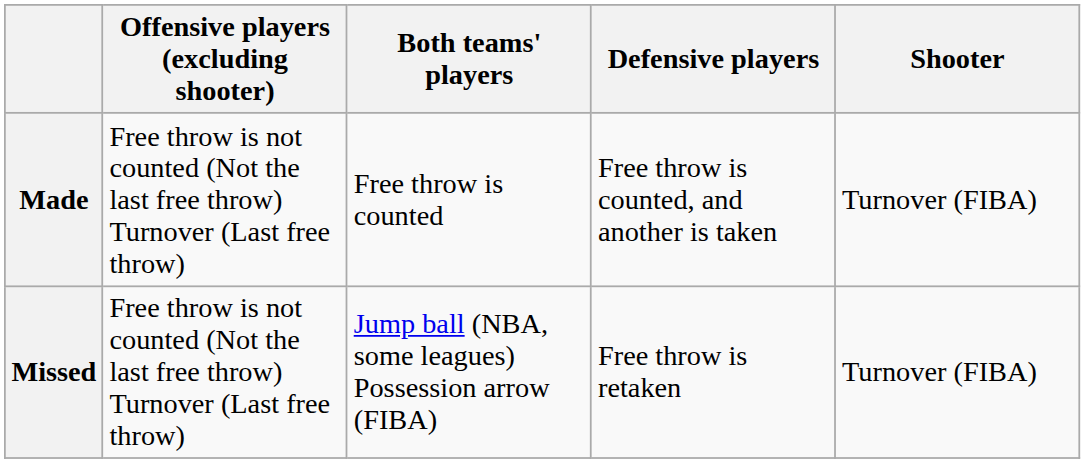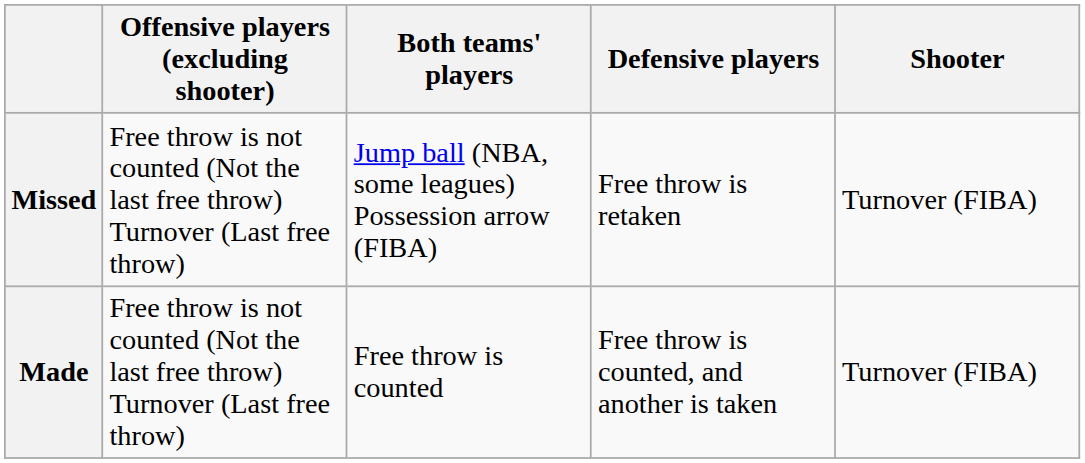rows swapped: (54, 199) <-> (54, 371)
